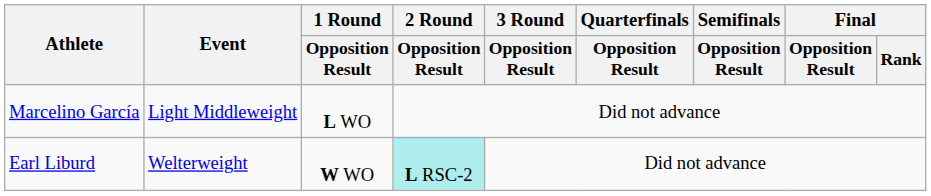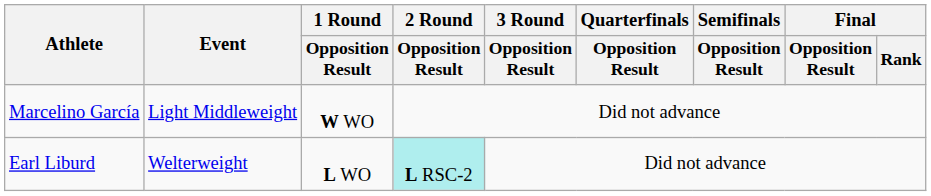(347, 122) L WO -> (347, 122) W WO
(347, 174) W WO -> (347, 174) L WO
